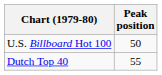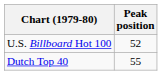(136, 43) 50 -> (136, 43) 52
